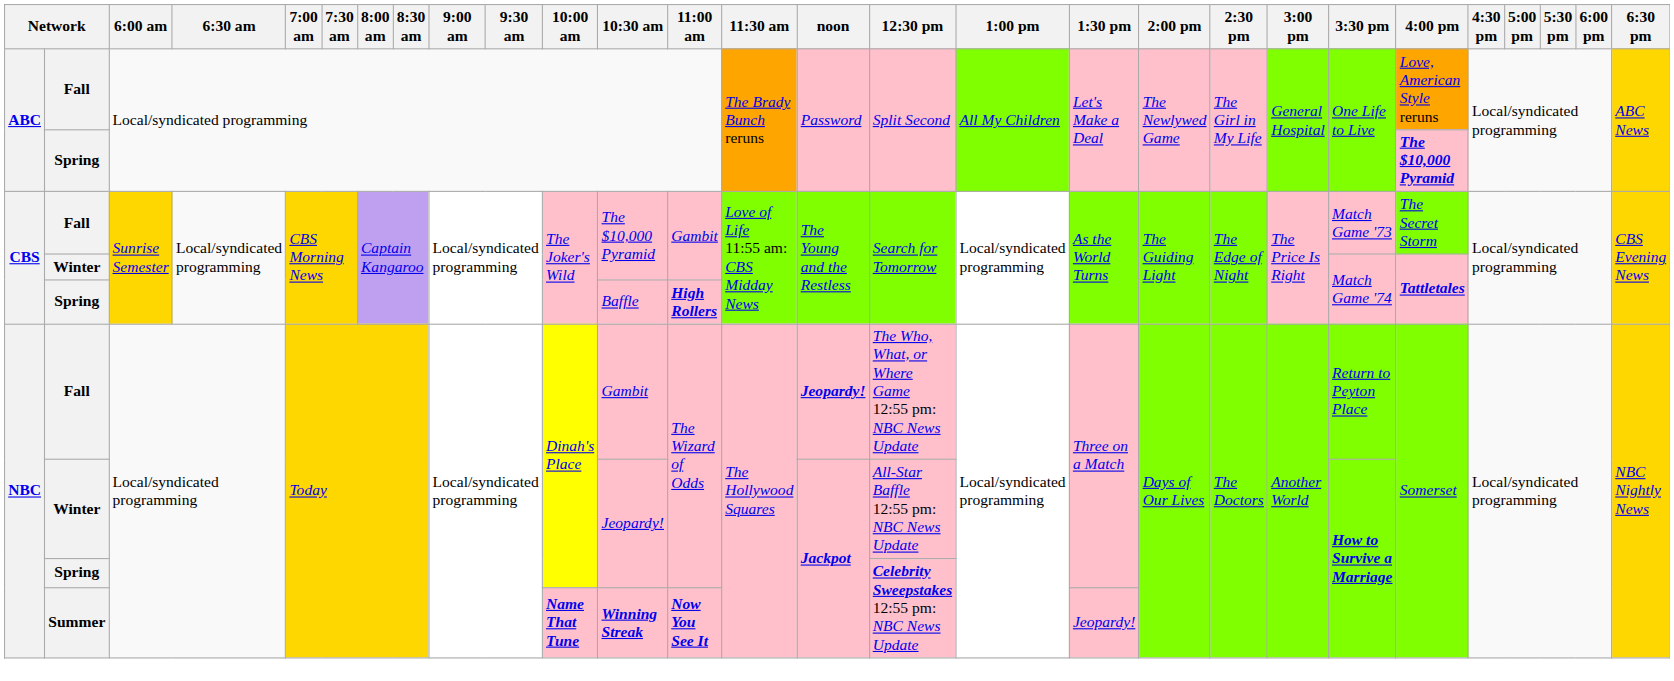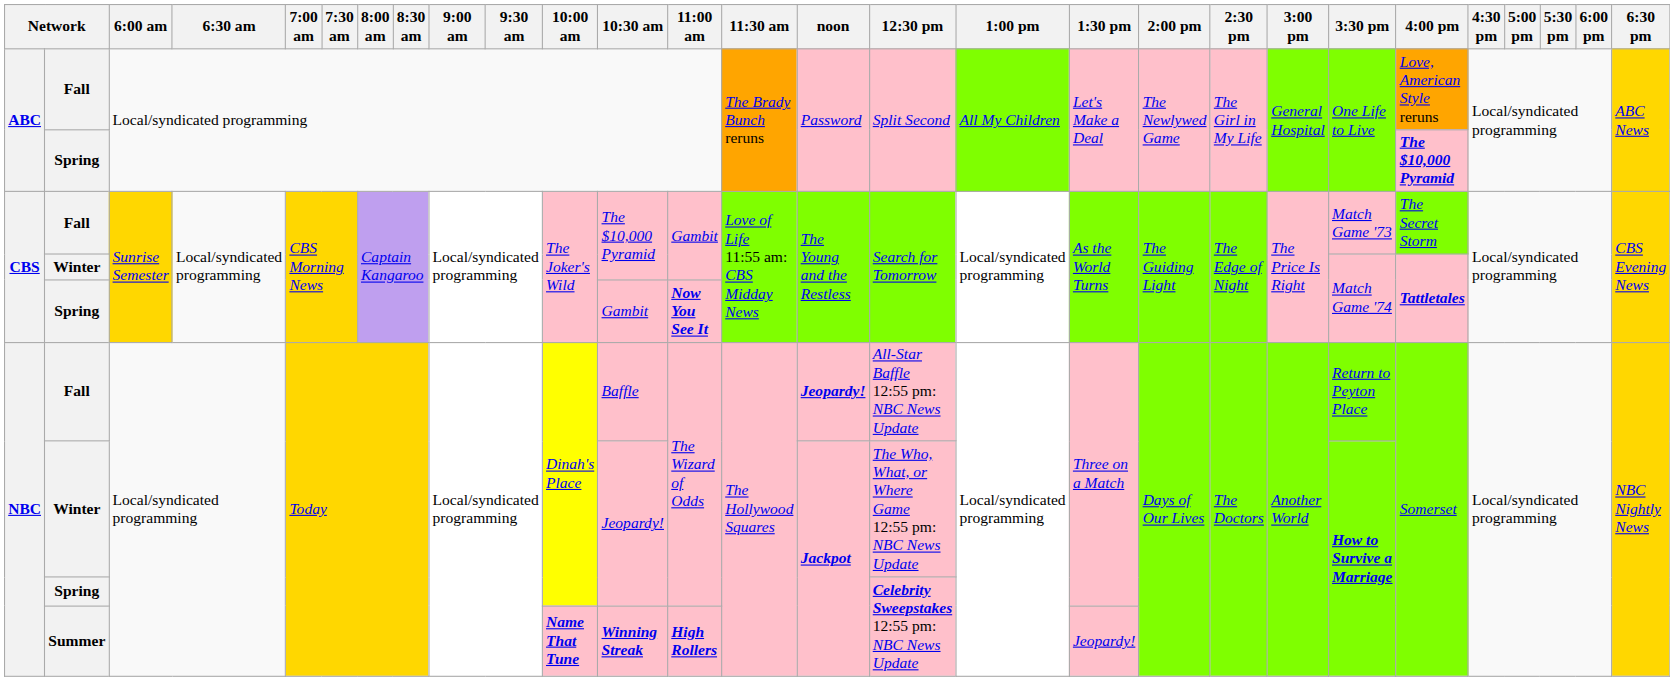(620, 302) Baffle -> (625, 311) Gambit
(694, 302) High Rollers -> (690, 311) Now You See It
(625, 391) Gambit -> (620, 391) Baffle
(907, 391) The Who, What, or Where Game 12:55 pm: NBC News Update -> (907, 391) All-Star Baffle 12:55 pm: NBC News Update
(907, 509) All-Star Baffle 12:55 pm: NBC News Update -> (907, 509) The Who, What, or Where Game 12:55 pm: NBC News Update
(690, 622) Now You See It -> (694, 641) High Rollers
